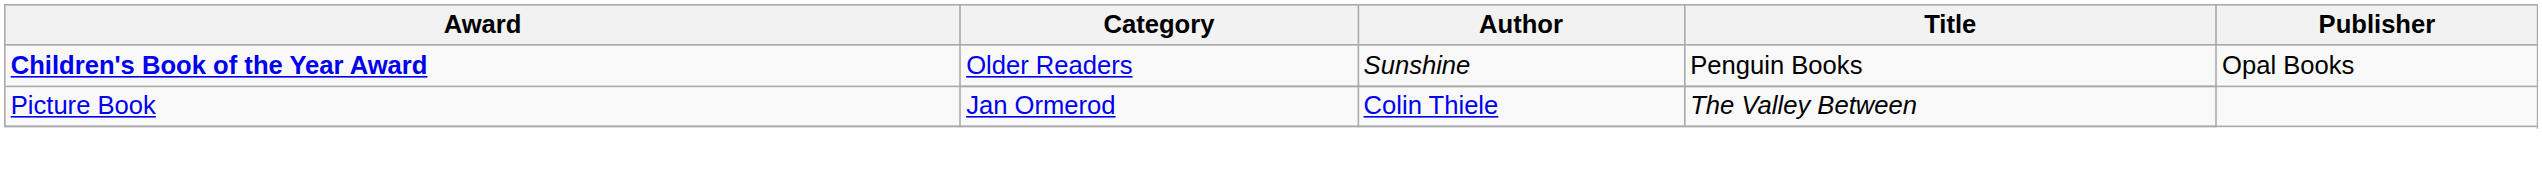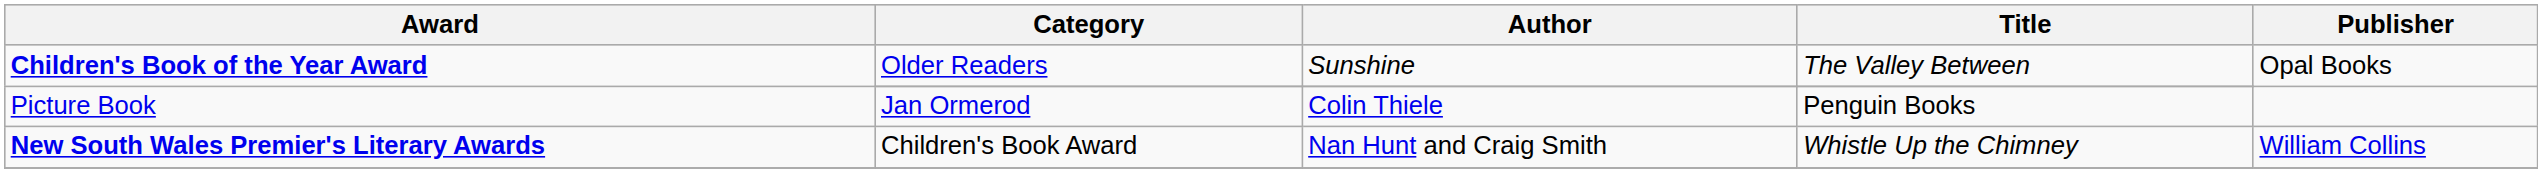(1776, 65) Penguin Books -> (1916, 65) The Valley Between
(1804, 106) The Valley Between -> (1889, 106) Penguin Books
+ row: (278, 146)
